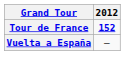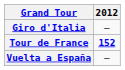+ row: (49, 27)
